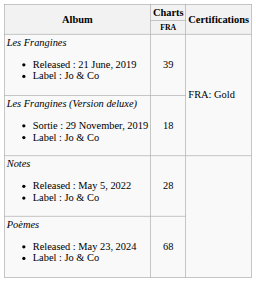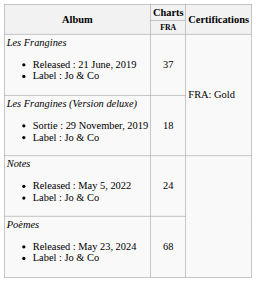(168, 64) 39 -> (168, 64) 37
(168, 186) 28 -> (168, 186) 24
